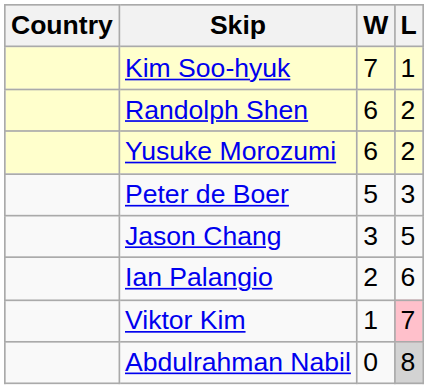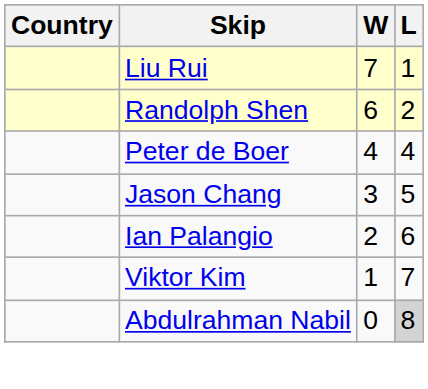- row: (208, 67)
+ row: (166, 67)
- row: (231, 151)
(371, 194) 5 -> (371, 151) 4
(408, 194) 3 -> (408, 151) 4
(408, 320) pink background -> (408, 278) no background
